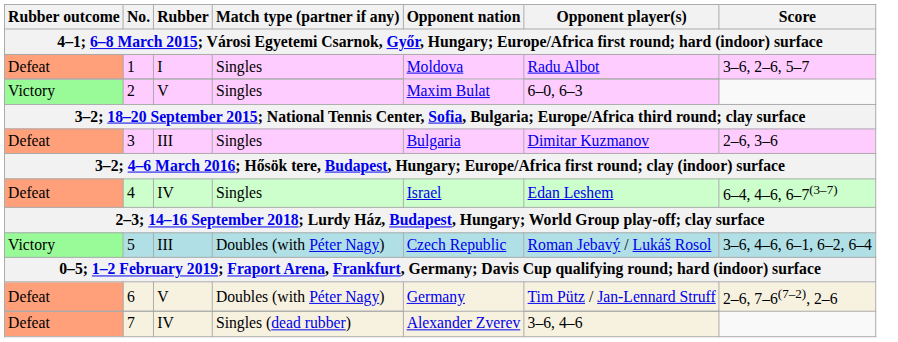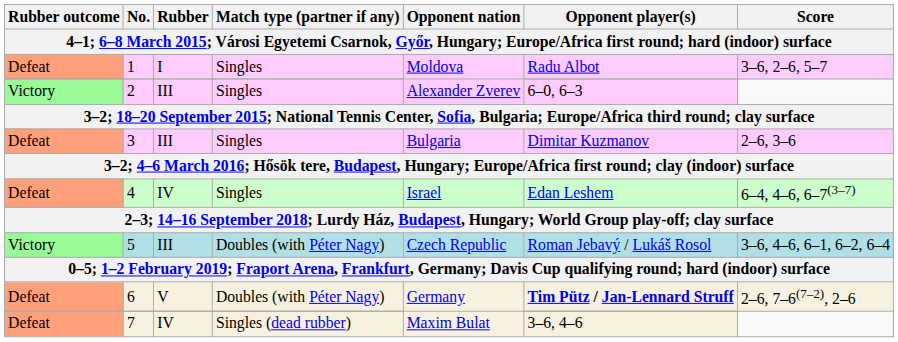(163, 91) V -> (165, 91) III
(448, 91) Maxim Bulat -> (463, 91) Alexander Zverev
(622, 296) normal -> (631, 296) bold
(463, 323) Alexander Zverev -> (448, 323) Maxim Bulat
